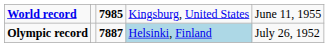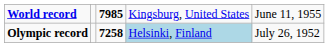(111, 33) 7887 -> (111, 33) 7258
